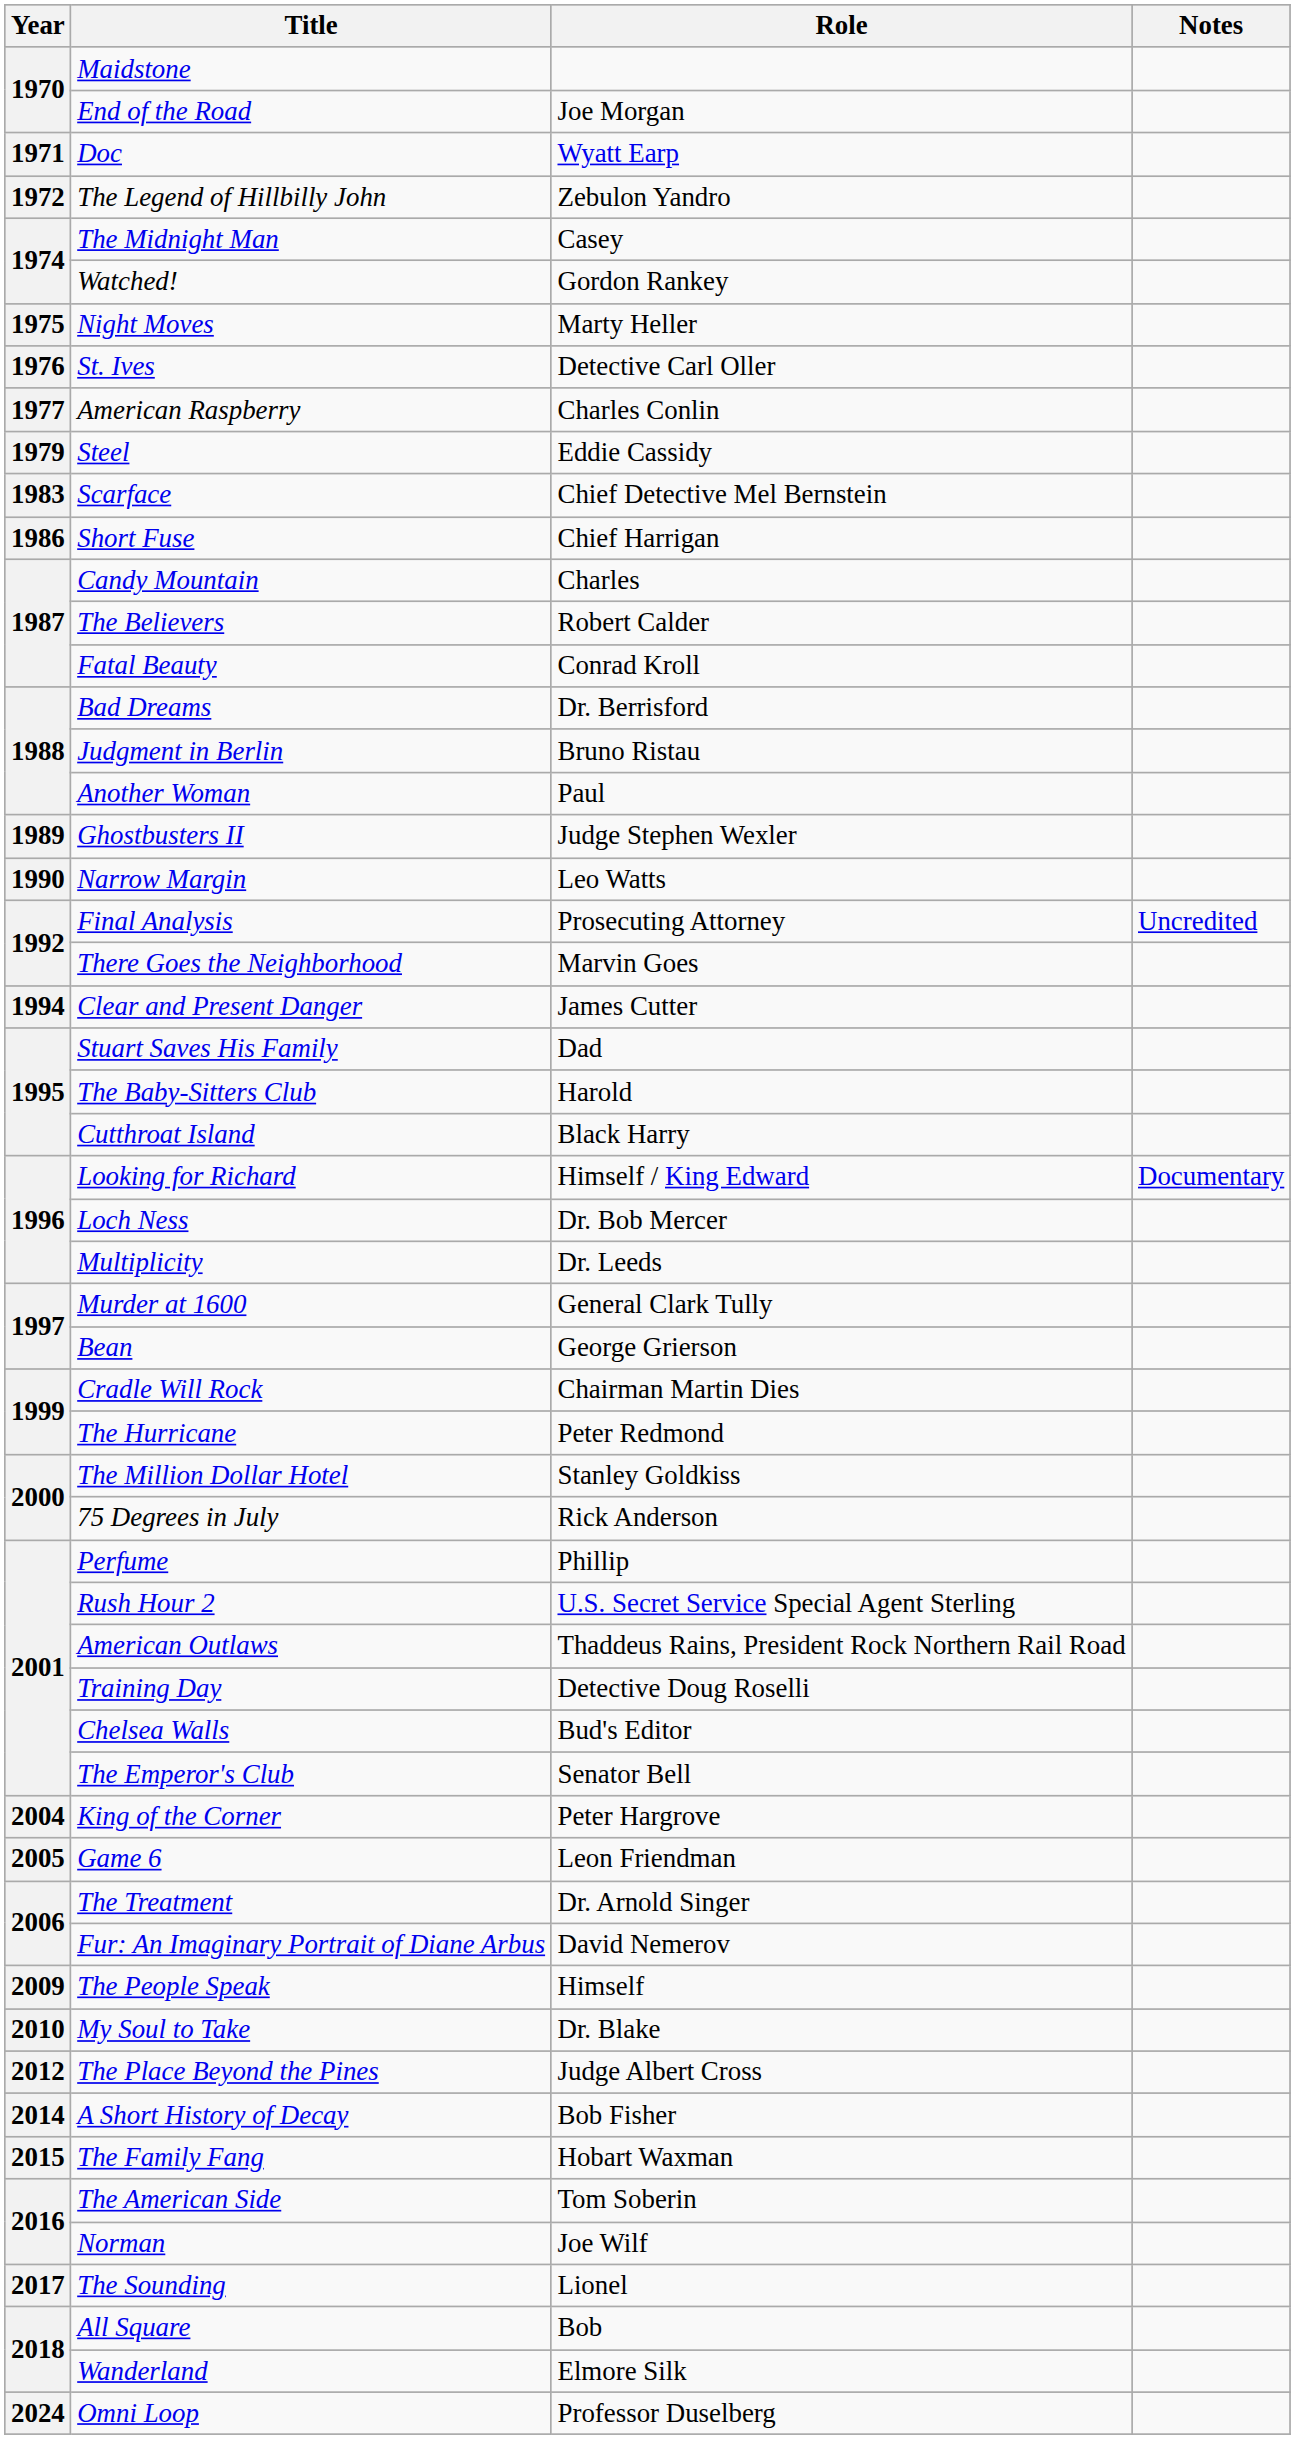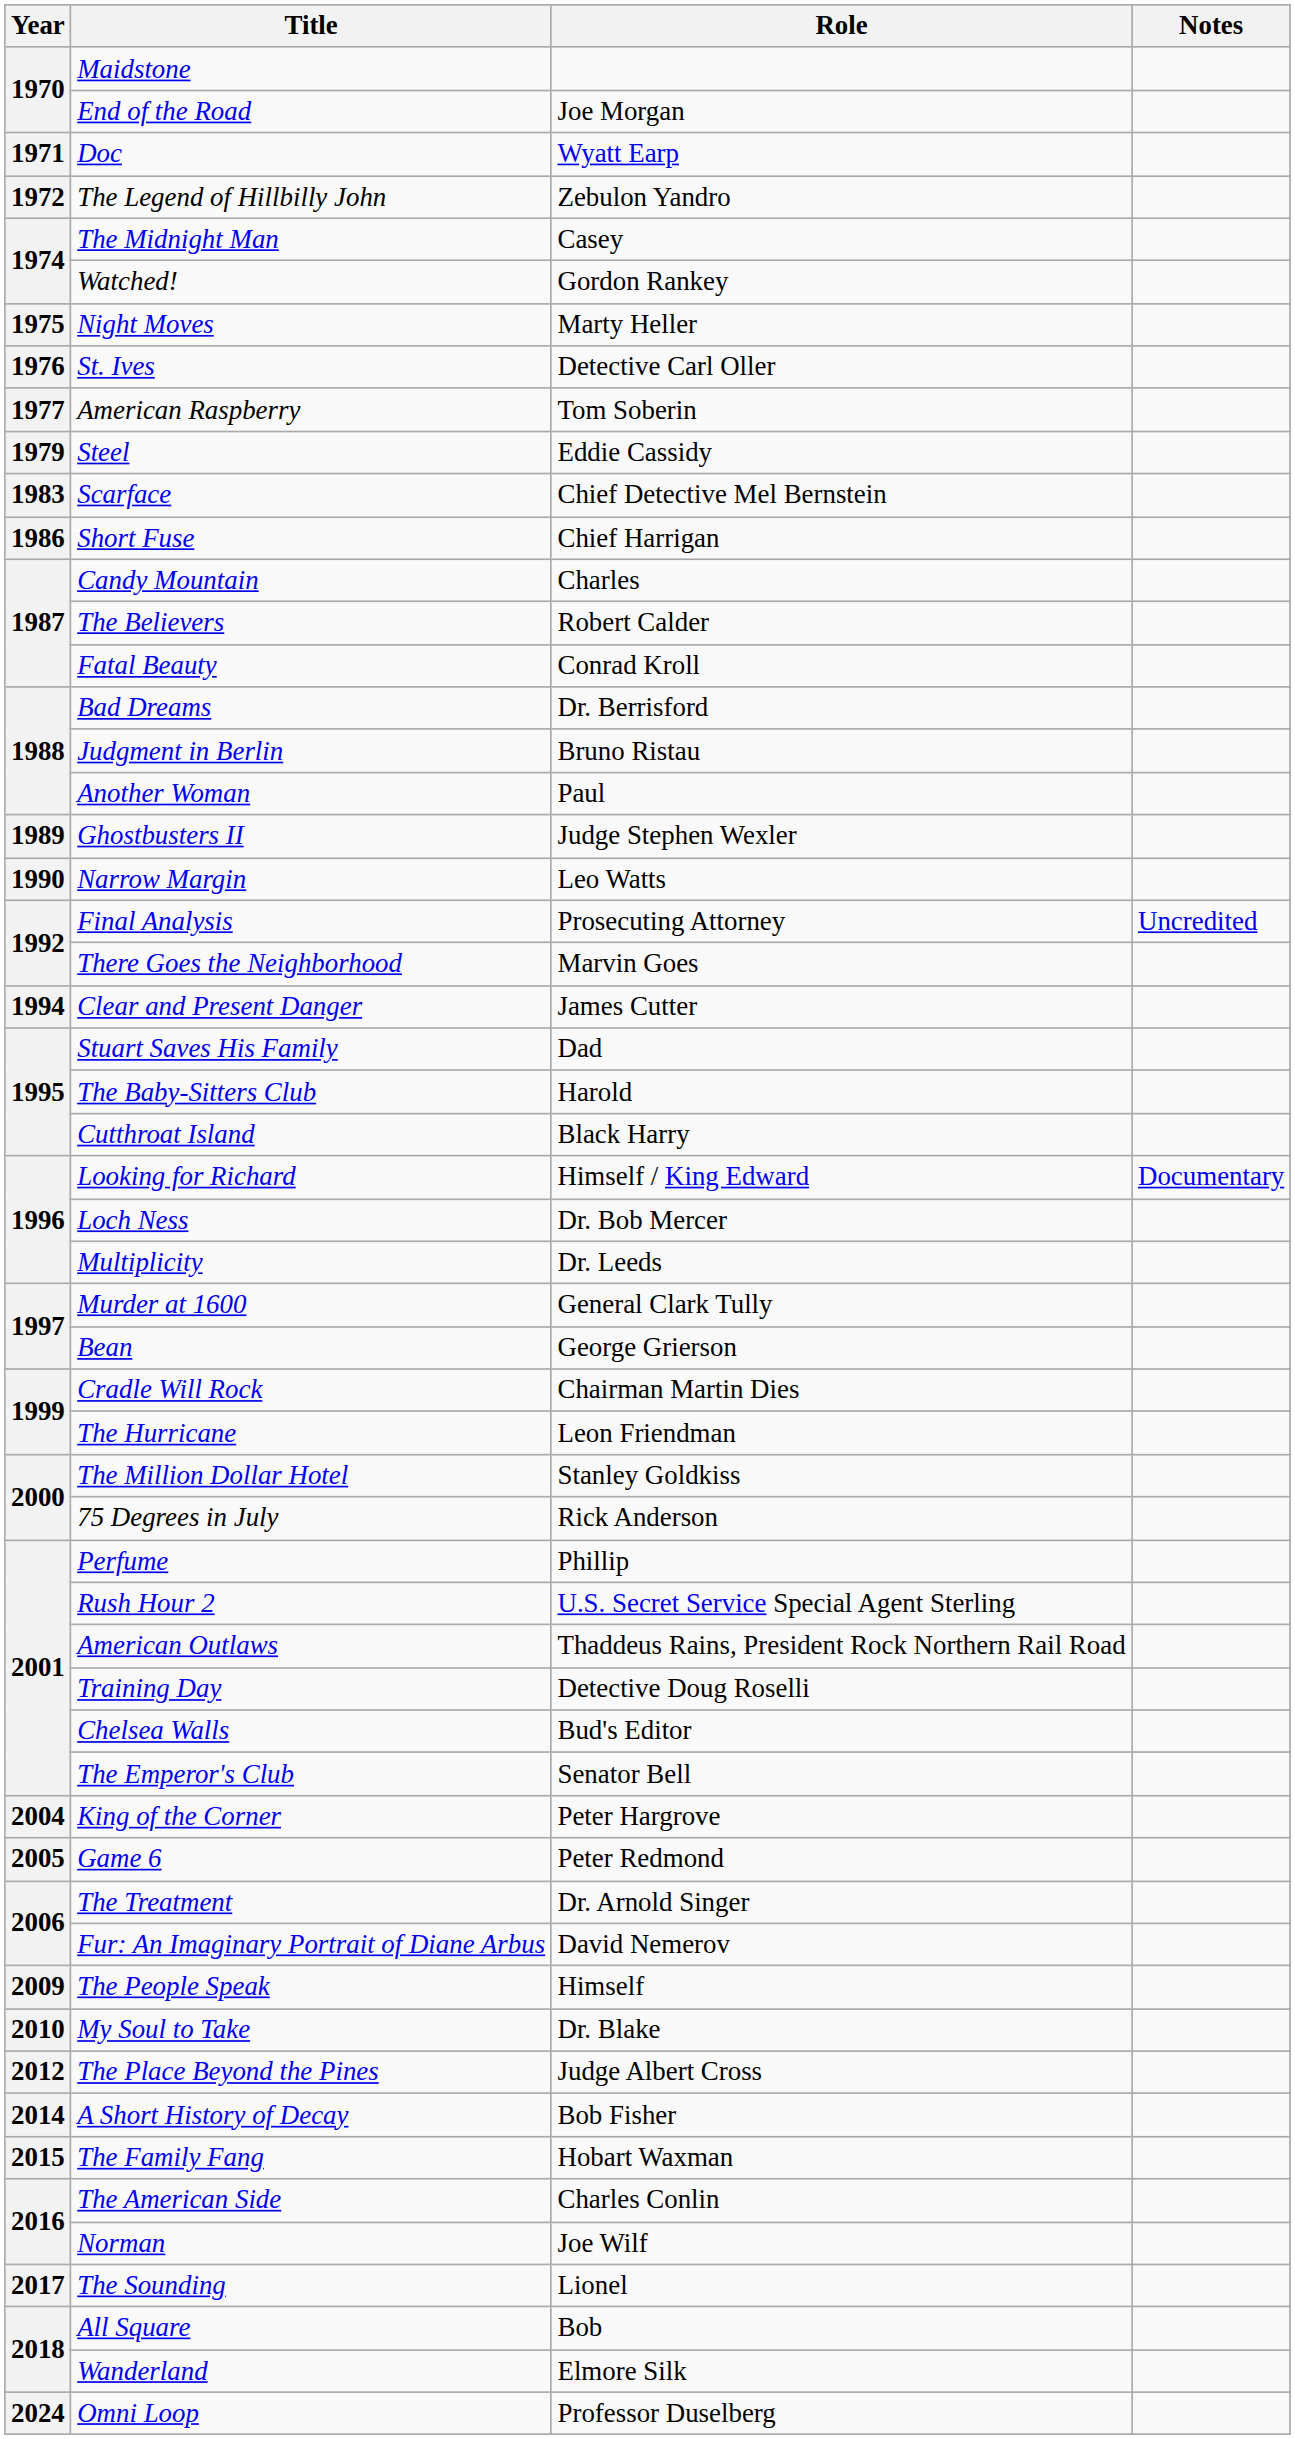(638, 409) Charles Conlin -> (627, 409) Tom Soberin
(641, 1432) Peter Redmond -> (647, 1432) Leon Friendman
(647, 1858) Leon Friendman -> (641, 1858) Peter Redmond
(627, 2199) Tom Soberin -> (638, 2199) Charles Conlin
